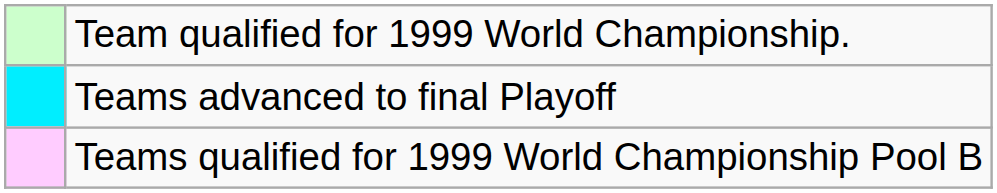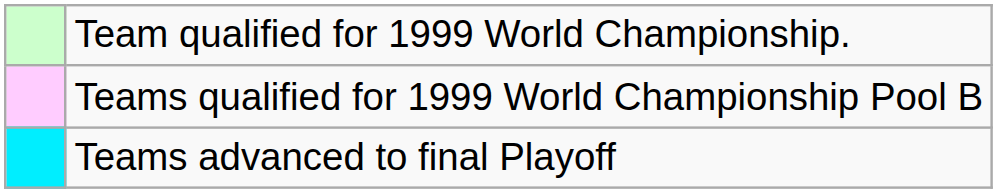rows swapped: (345, 95) <-> (529, 156)
